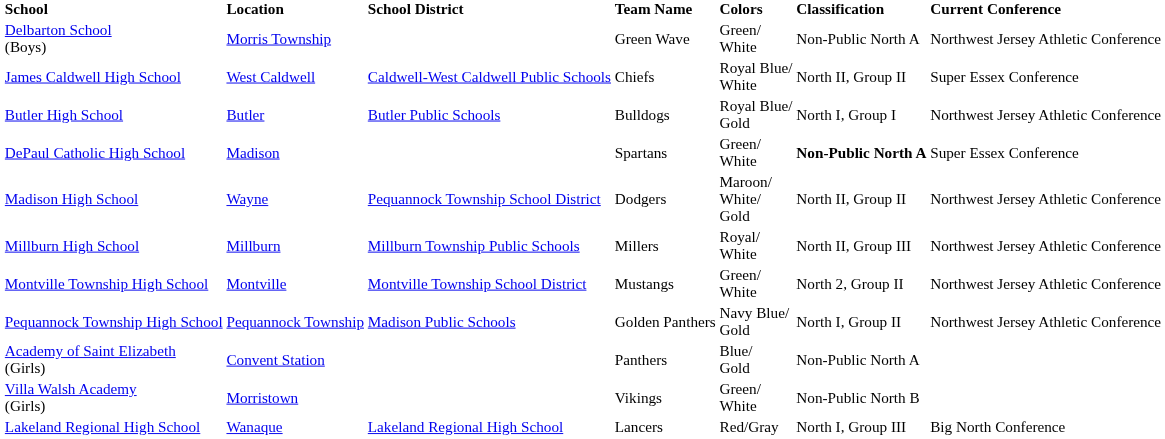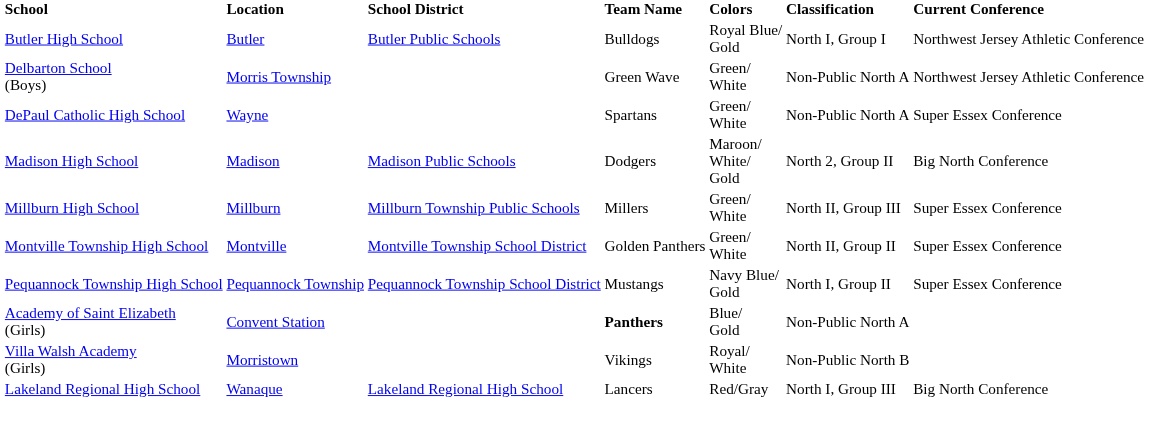rows swapped: (64, 114) <-> (58, 38)
- row: (93, 76)
(253, 152) Madison -> (247, 114) Wayne
(861, 152) bold -> (848, 114) normal
(247, 199) Wayne -> (253, 161) Madison
(484, 199) Pequannock Township School District -> (442, 161) Madison Public Schools
(851, 199) North II, Group II -> (840, 161) North 2, Group II
(1046, 199) Northwest Jersey Athletic Conference -> (981, 161) Big North Conference
(740, 245) Royal/ White -> (730, 207) Green/ White
(1046, 245) Northwest Jersey Athletic Conference -> (987, 207) Super Essex Conference
(644, 283) Mustangs -> (655, 245) Golden Panthers
(850, 283) North 2, Group II -> (841, 245) North II, Group II
(1046, 283) Northwest Jersey Athletic Conference -> (987, 245) Super Essex Conference
(442, 321) Madison Public Schools -> (484, 283) Pequannock Township School District
(665, 321) Golden Panthers -> (634, 283) Mustangs
(1046, 321) Northwest Jersey Athletic Conference -> (987, 283) Super Essex Conference
(641, 359) normal -> (634, 321) bold
(740, 397) Green/ White -> (730, 359) Royal/ White
